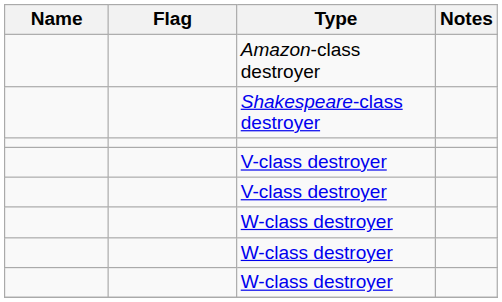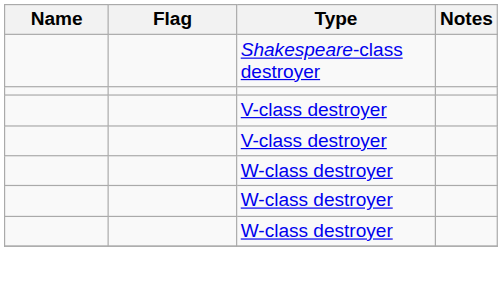- row: (57, 61)
